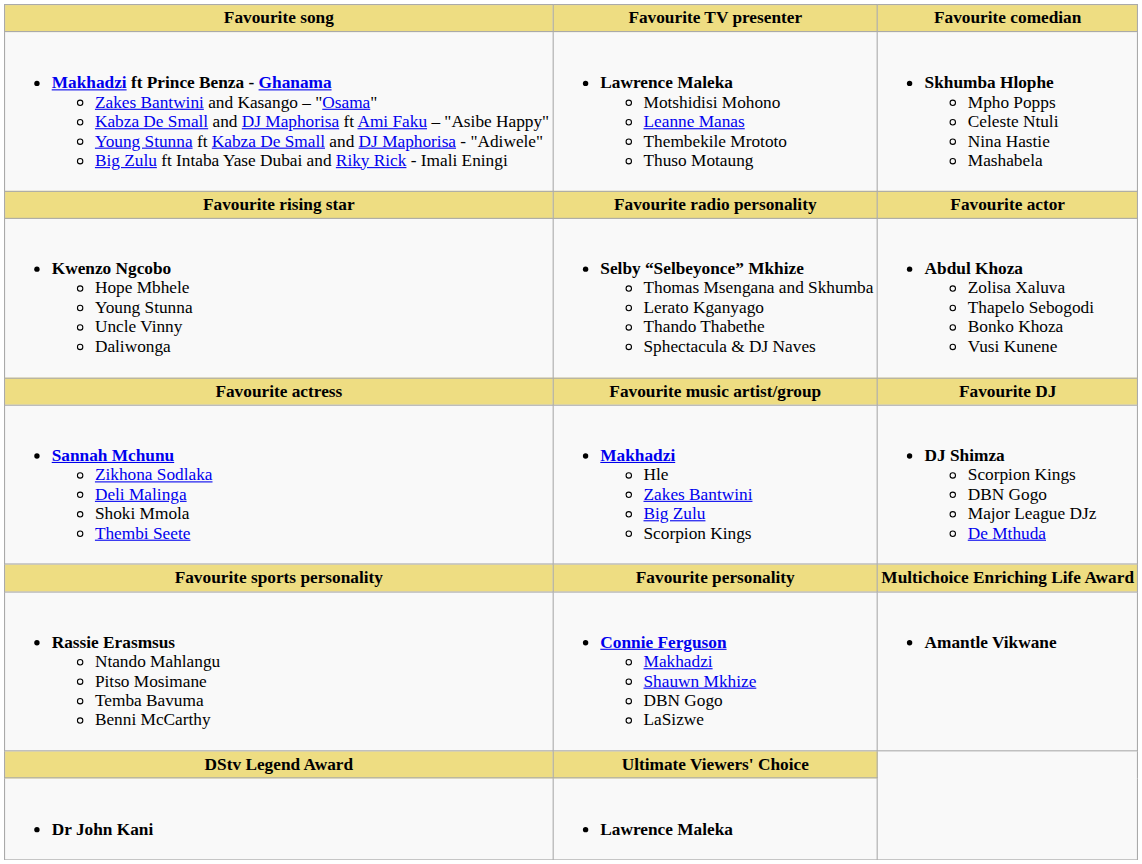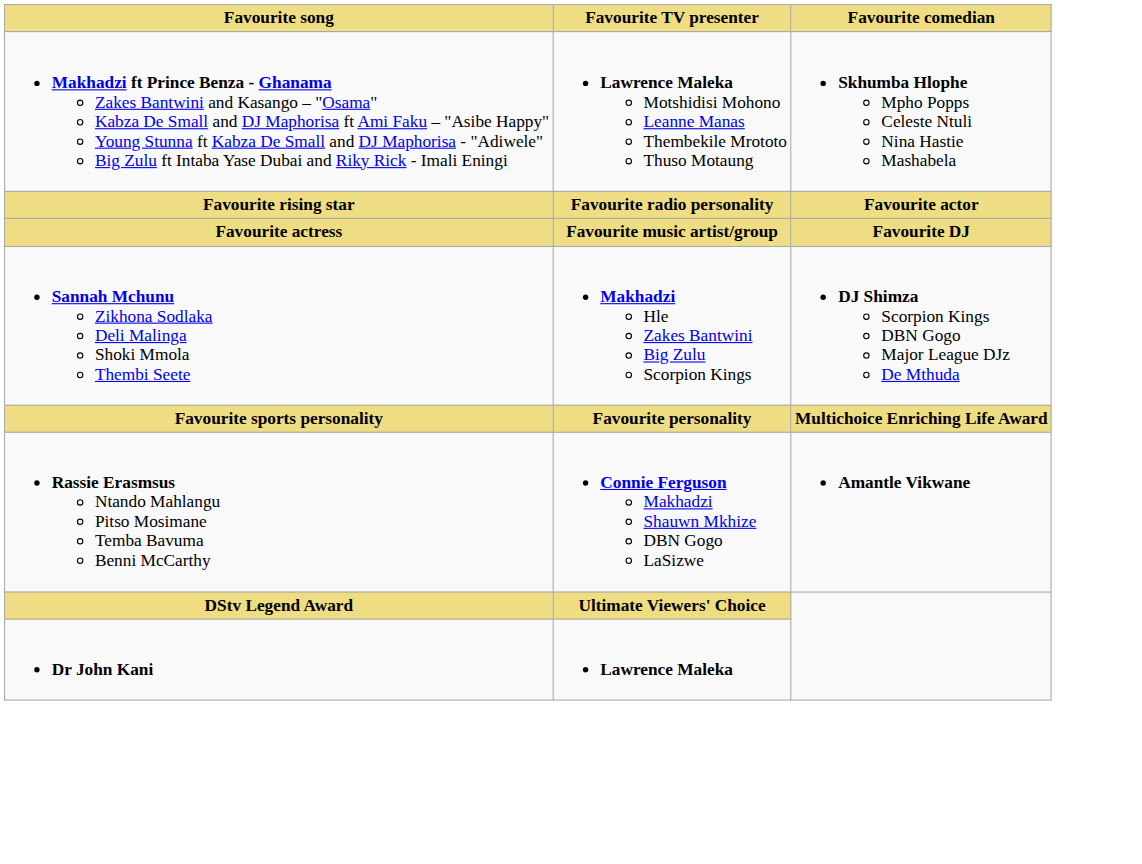- row: (279, 308)
